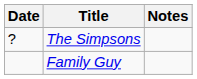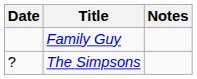rows swapped: (94, 39) <-> (84, 62)
